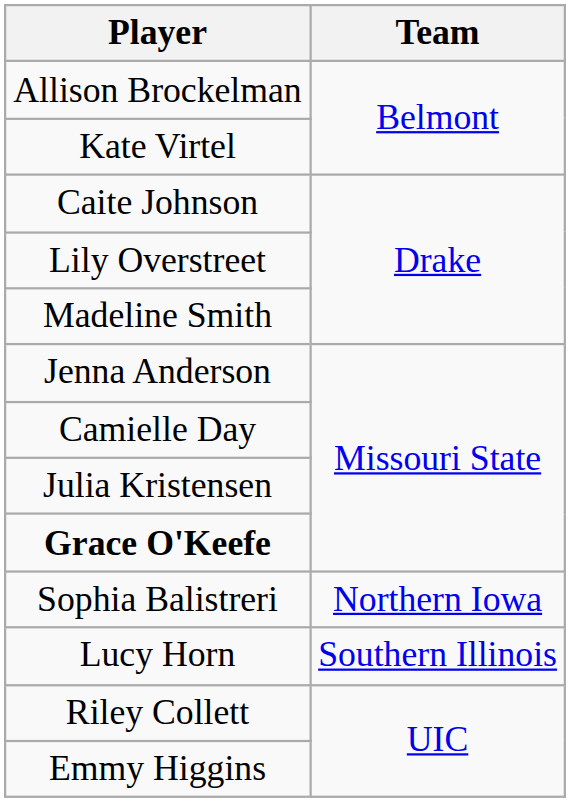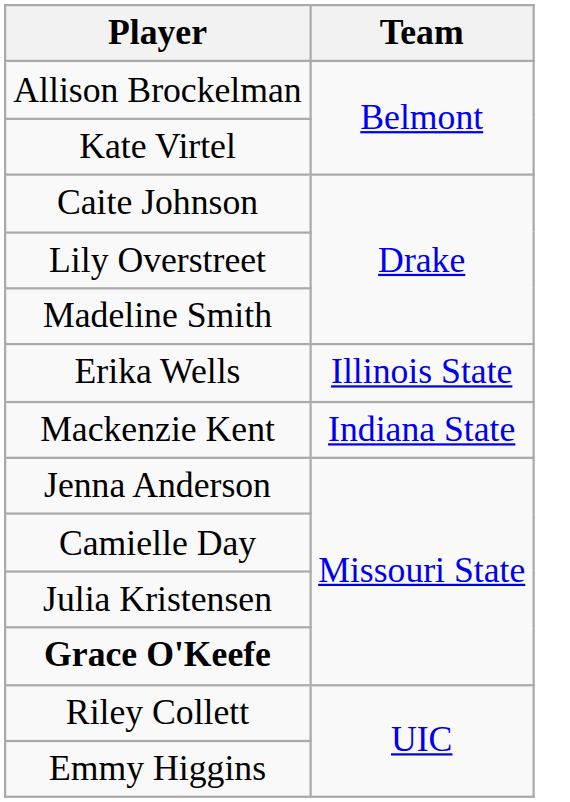+ row: (158, 372)
+ row: (158, 428)
- row: (158, 598)
- row: (158, 655)
